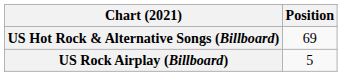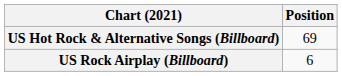(310, 60) 5 -> (310, 60) 6
